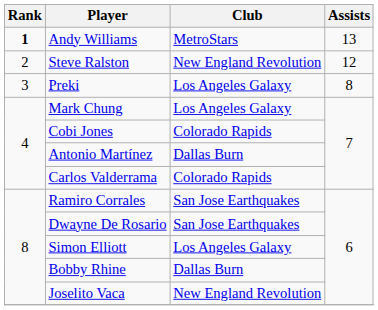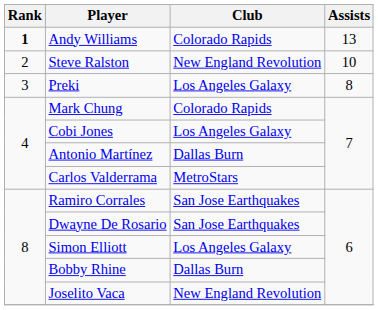(206, 39) MetroStars -> (222, 39) Colorado Rapids
(349, 62) 12 -> (349, 62) 10
(232, 108) Los Angeles Galaxy -> (222, 108) Colorado Rapids
(222, 131) Colorado Rapids -> (232, 131) Los Angeles Galaxy
(222, 177) Colorado Rapids -> (206, 177) MetroStars
